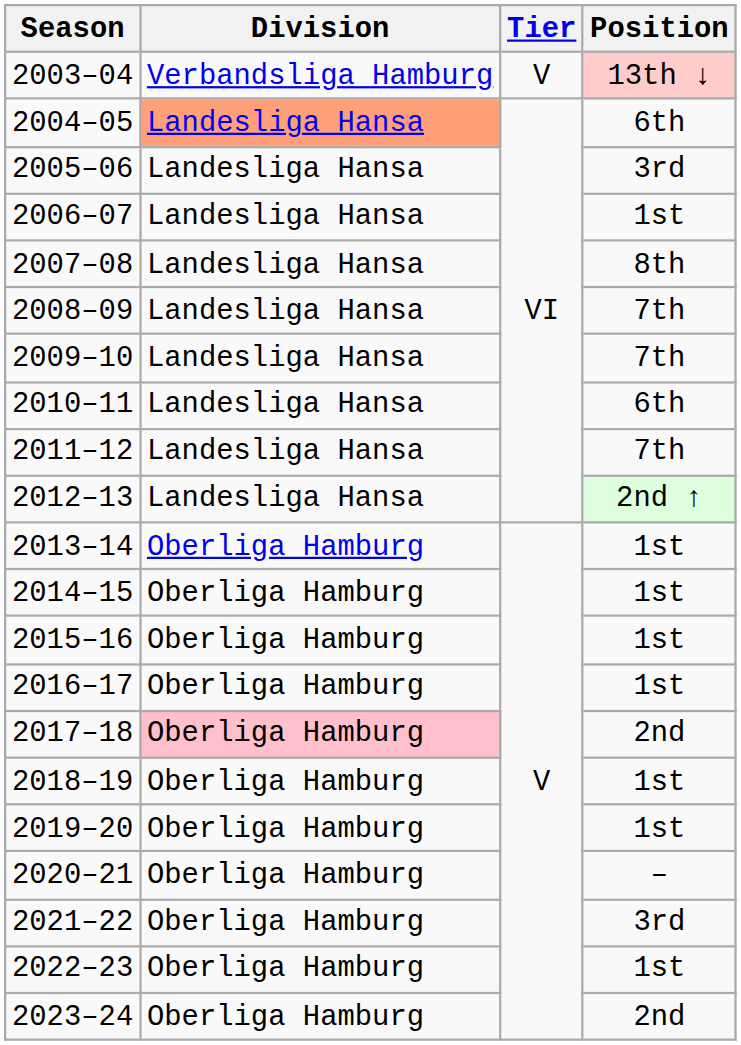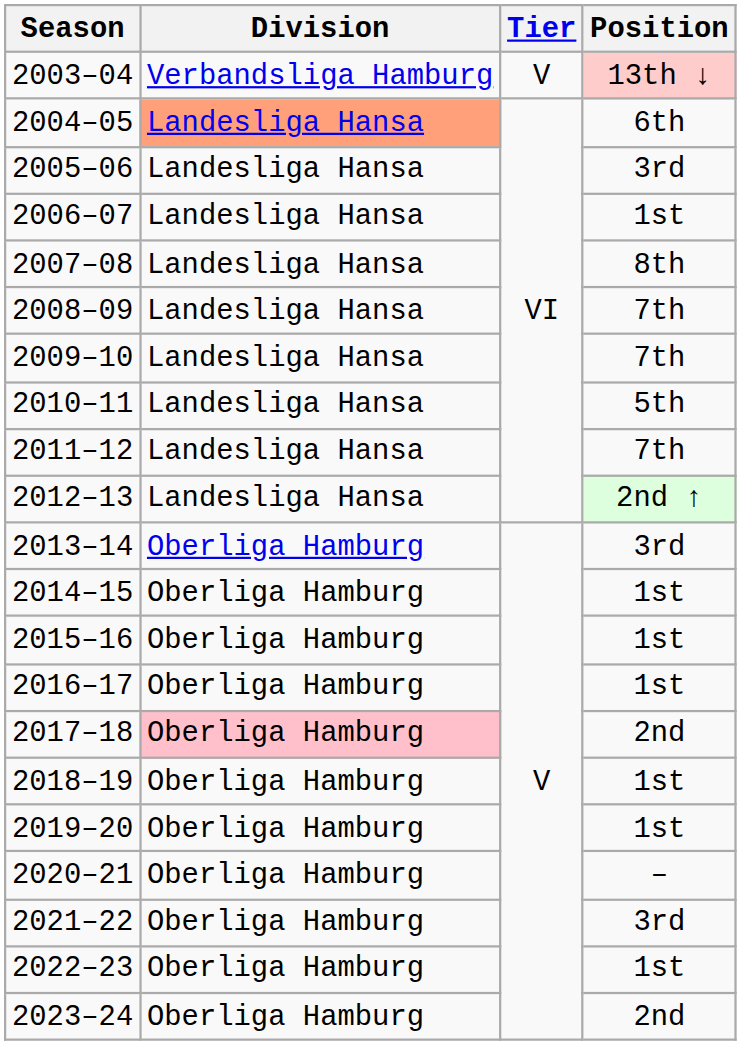(659, 405) 6th -> (659, 405) 5th
(659, 546) 1st -> (659, 546) 3rd
